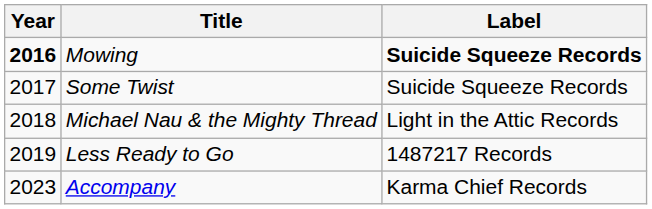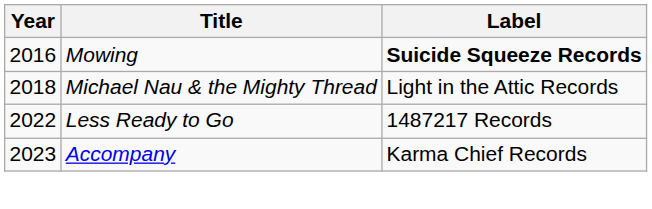(33, 54) bold -> (33, 54) normal
- row: (120, 87)
(33, 154) 2019 -> (33, 120) 2022
